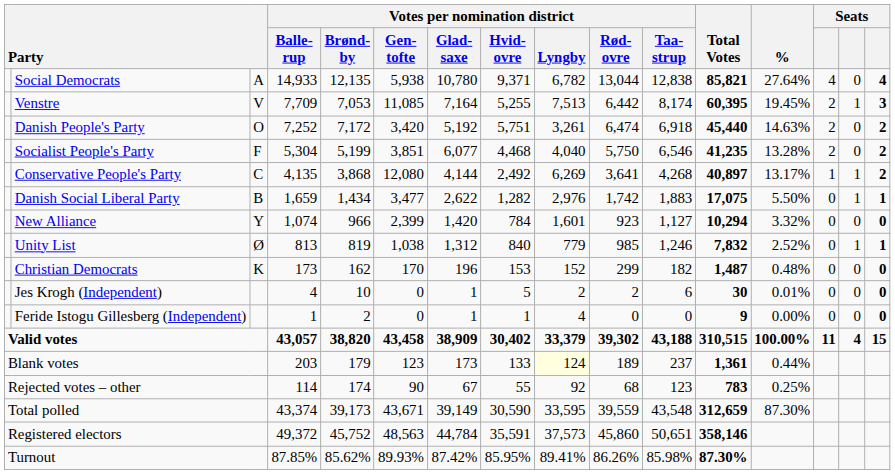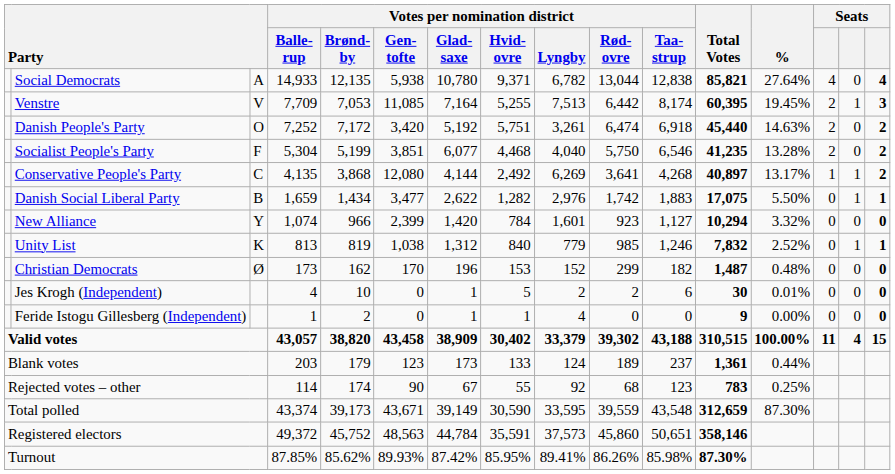(259, 245) Ø -> (259, 245) K
(259, 269) K -> (259, 269) Ø
(574, 363) lightyellow background -> (574, 363) no background
